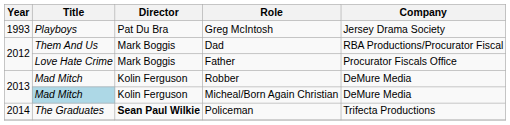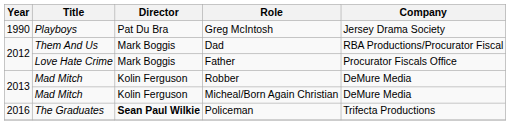(18, 29) 1993 -> (18, 29) 1990
(59, 95) lightblue background -> (59, 95) no background
(18, 111) 2014 -> (18, 111) 2016
